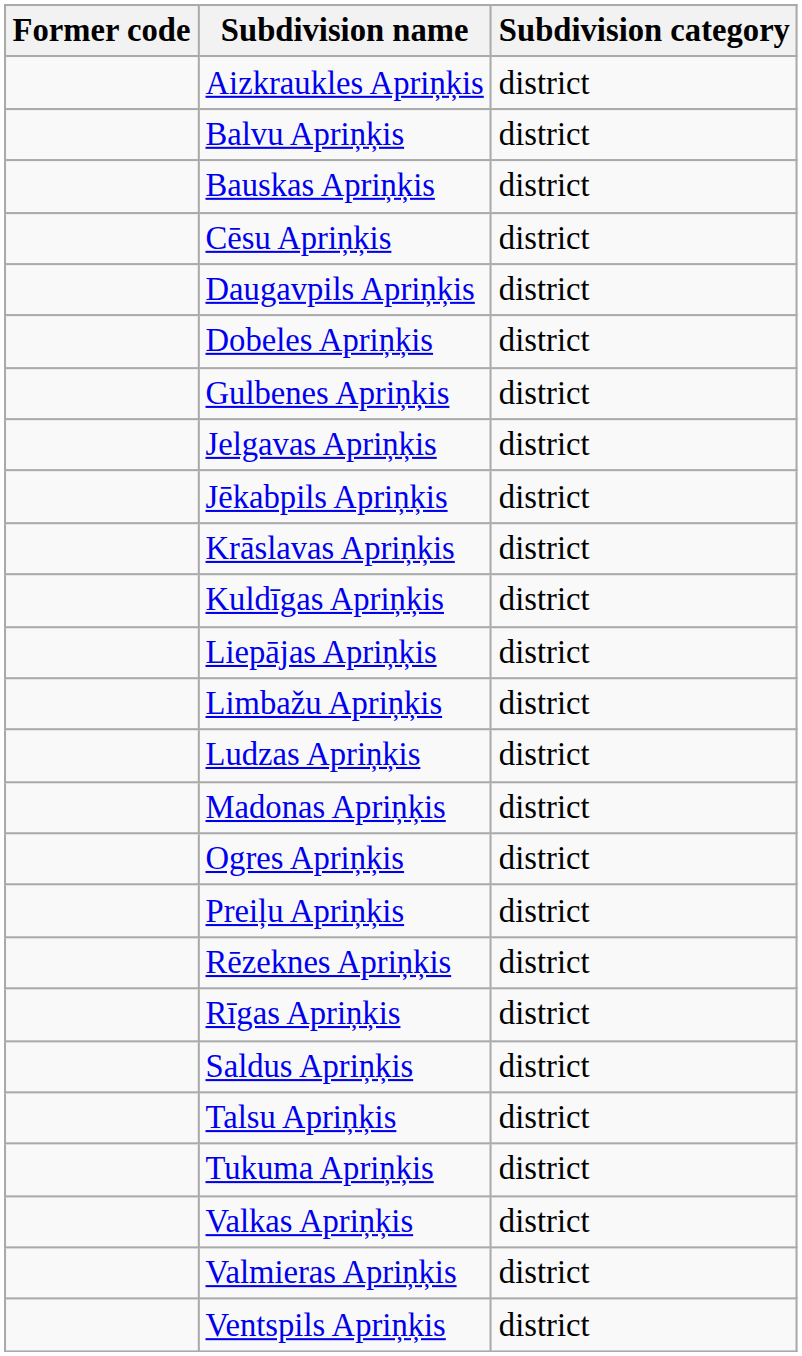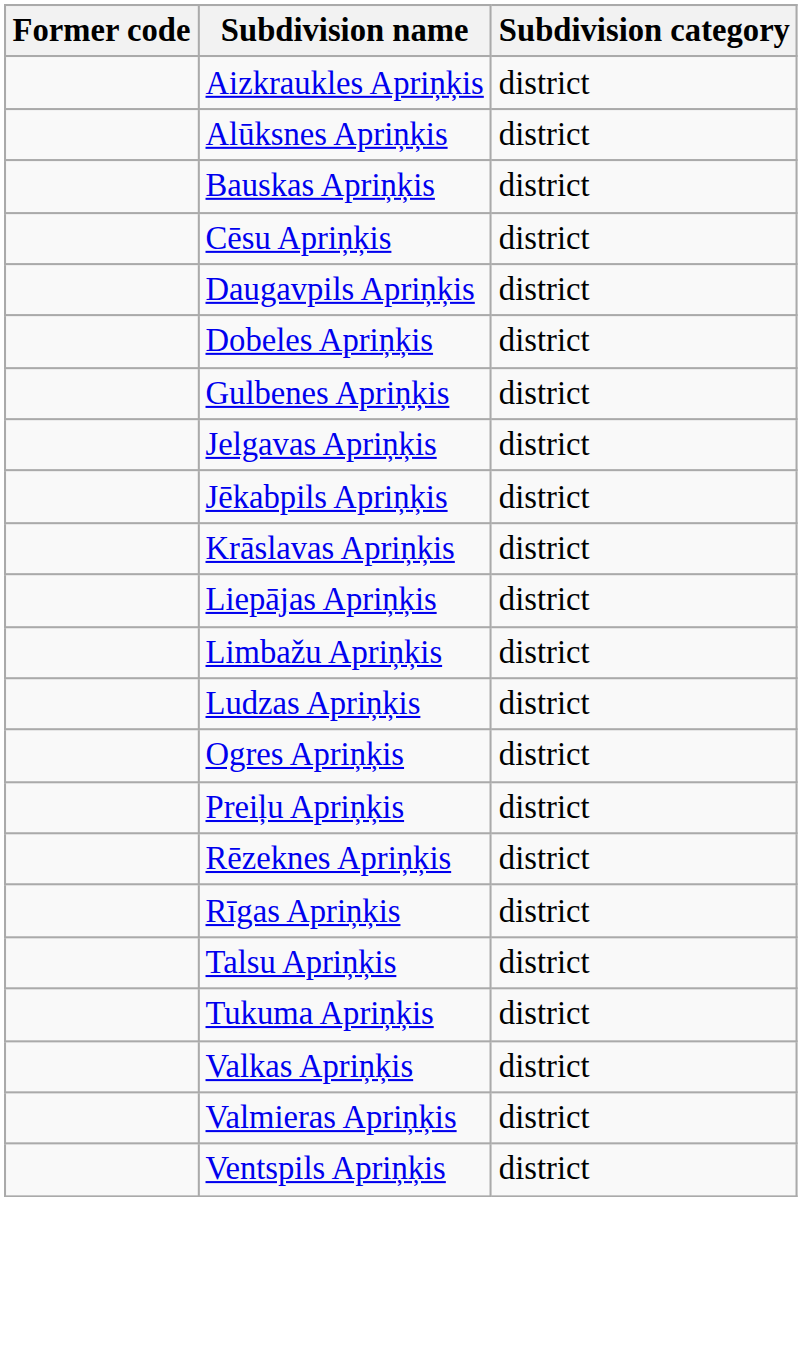+ row: (327, 133)
- row: (305, 133)
- row: (325, 599)
- row: (326, 806)
- row: (309, 1065)
